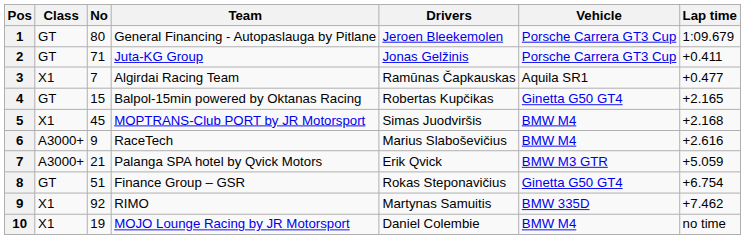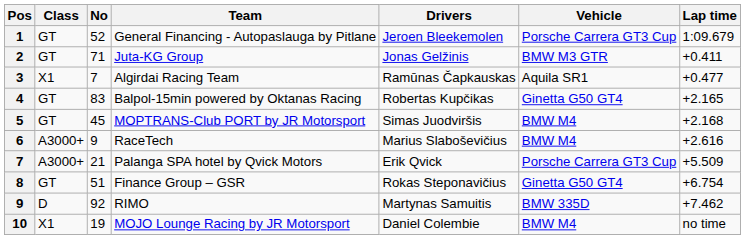(98, 36) 80 -> (98, 36) 52
(599, 57) Porsche Carrera GT3 Cup -> (565, 57) BMW M3 GTR
(98, 99) 15 -> (98, 99) 83
(46, 120) X1 -> (47, 120) GT
(565, 162) BMW M3 GTR -> (599, 162) Porsche Carrera GT3 Cup
(703, 162) +5.059 -> (703, 162) +5.509
(46, 204) X1 -> (43, 204) D
